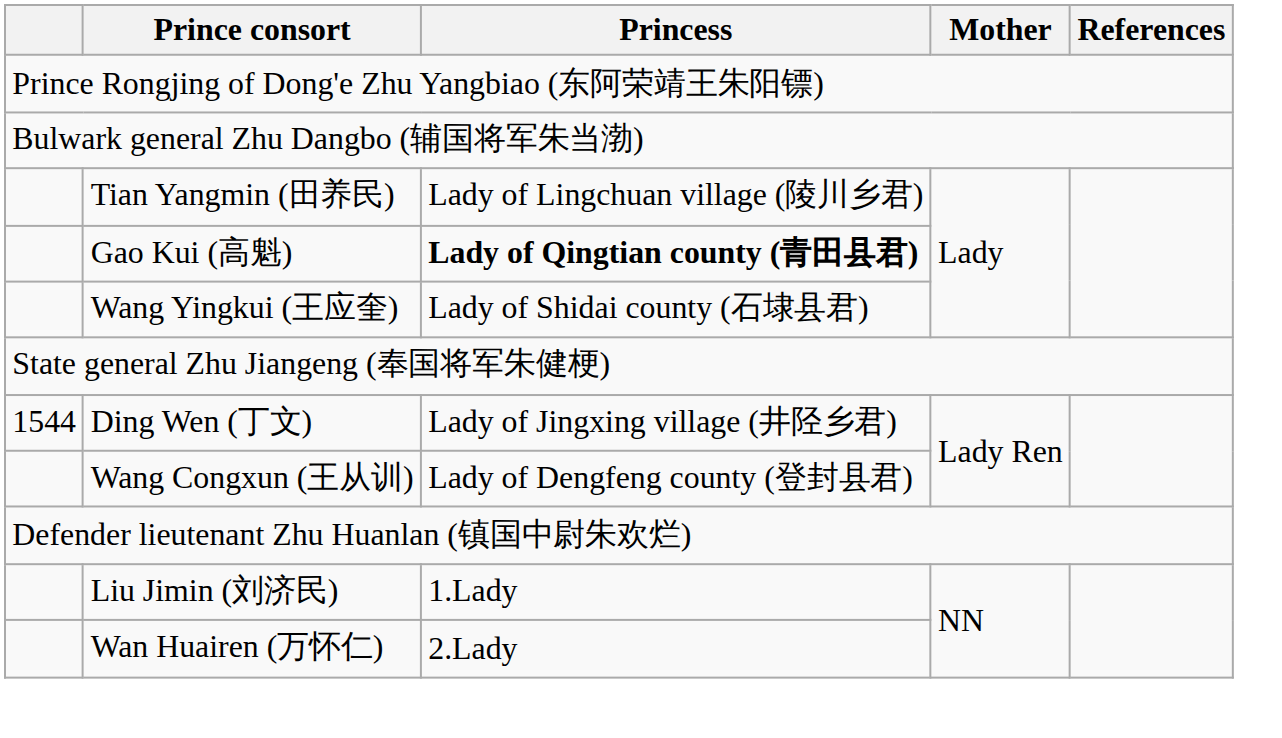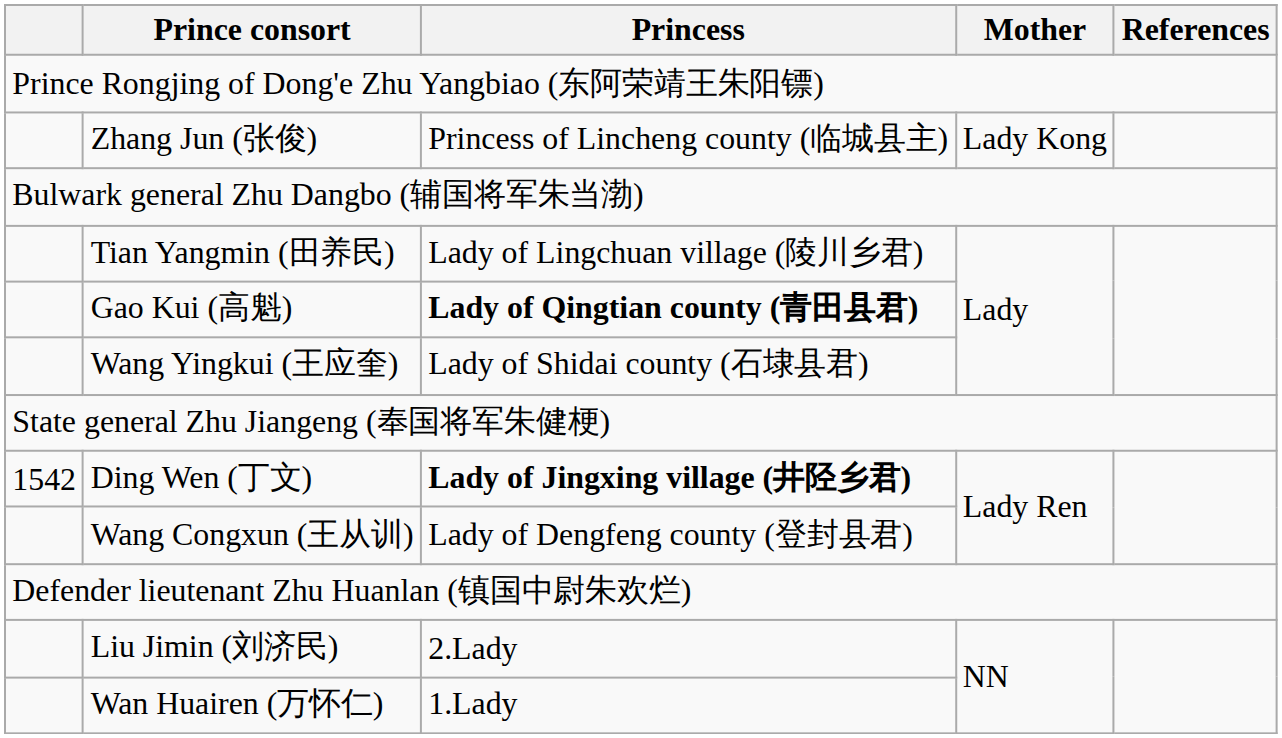+ row: (204, 138)
(44, 422) 1544 -> (44, 478) 1542
(663, 421) normal -> (670, 477) bold
(473, 591) 1.Lady -> (473, 647) 2.Lady
(473, 647) 2.Lady -> (473, 704) 1.Lady
